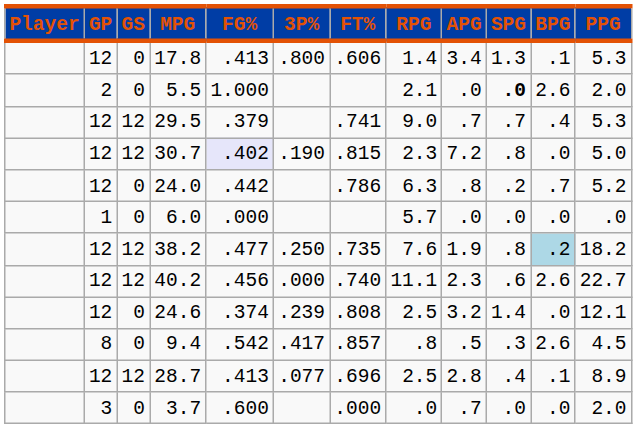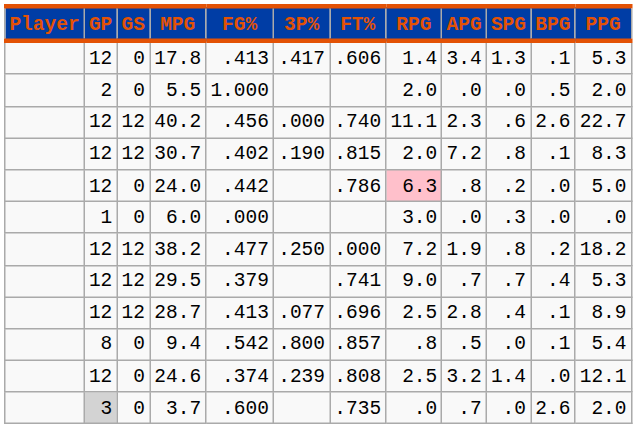(302, 58) .800 -> (302, 58) .417
(420, 90) 2.1 -> (420, 90) 2.0
(514, 90) bold -> (514, 90) normal
(553, 90) 2.6 -> (559, 90) .5
rows swapped: (178, 281) <-> (178, 122)
(246, 154) lavender background -> (246, 154) no background
(420, 154) 2.3 -> (420, 154) 2.0
(559, 154) .0 -> (559, 154) .1
(609, 154) 5.0 -> (609, 154) 8.3
(420, 186) no background -> (420, 186) pink background
(559, 186) .7 -> (559, 186) .0
(609, 186) 5.2 -> (609, 186) 5.0
(420, 217) 5.7 -> (420, 217) 3.0
(514, 217) .0 -> (514, 217) .3
(358, 249) .735 -> (358, 249) .000
(420, 249) 7.6 -> (420, 249) 7.2
(559, 249) lightblue background -> (559, 249) no background
rows swapped: (178, 313) <-> (178, 376)
(302, 344) .417 -> (302, 344) .800
(514, 344) .3 -> (514, 344) .0
(553, 344) 2.6 -> (559, 344) .1
(609, 344) 4.5 -> (609, 344) 5.4
(106, 408) no background -> (106, 408) lightgrey background
(358, 408) .000 -> (358, 408) .735
(559, 408) .0 -> (553, 408) 2.6
